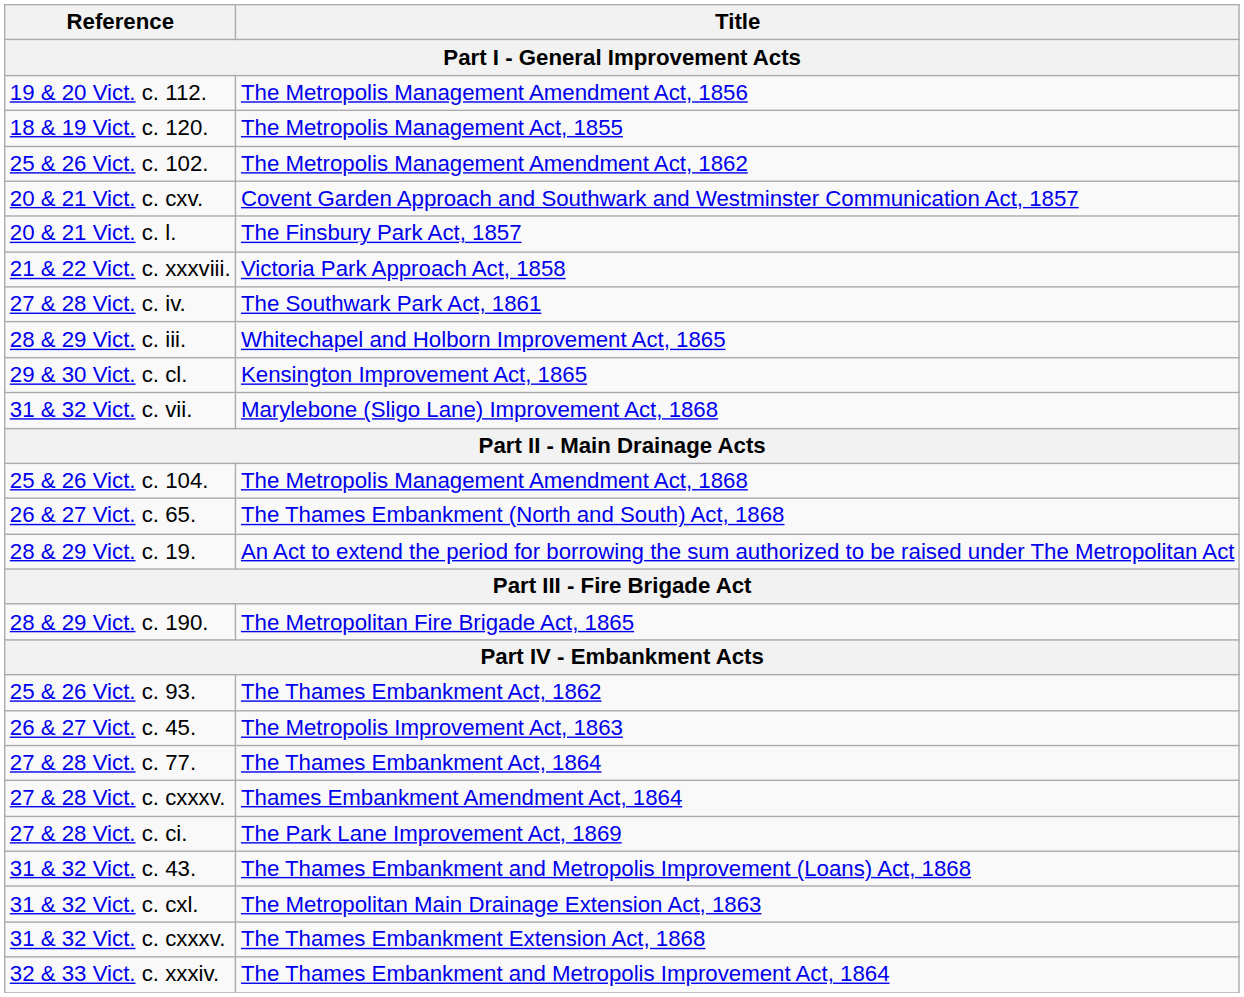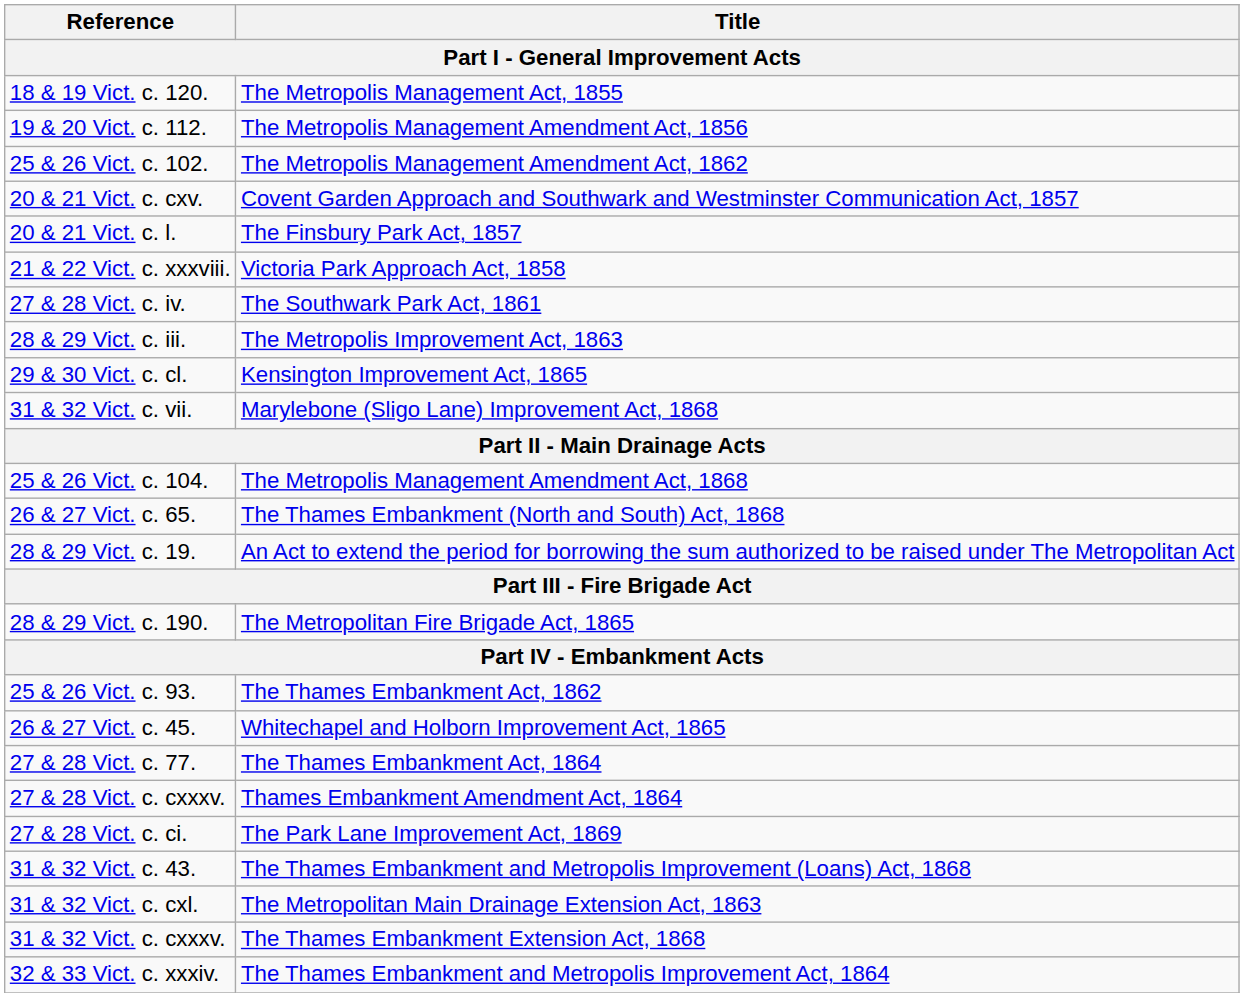rows swapped: (109, 127) <-> (108, 92)
(483, 339) Whitechapel and Holborn Improvement Act, 1865 -> (432, 339) The Metropolis Improvement Act, 1863
(432, 727) The Metropolis Improvement Act, 1863 -> (483, 727) Whitechapel and Holborn Improvement Act, 1865
